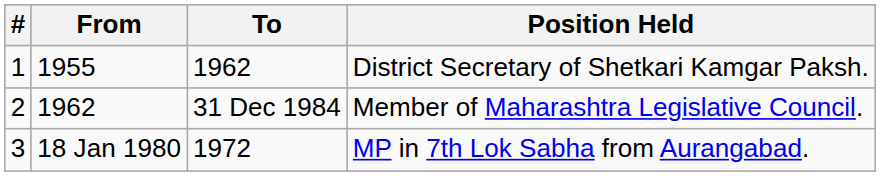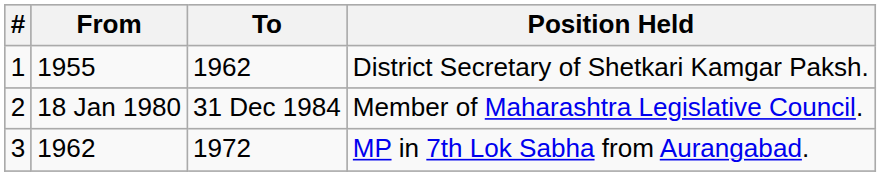(66, 107) 1962 -> (109, 107) 18 Jan 1980
(109, 149) 18 Jan 1980 -> (66, 149) 1962
